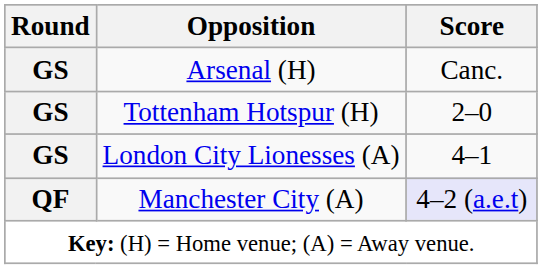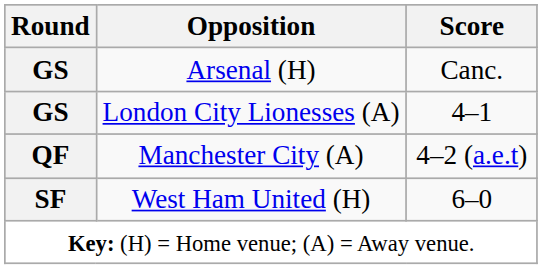- row: (251, 112)
(472, 198) lavender background -> (472, 155) no background
+ row: (251, 198)
